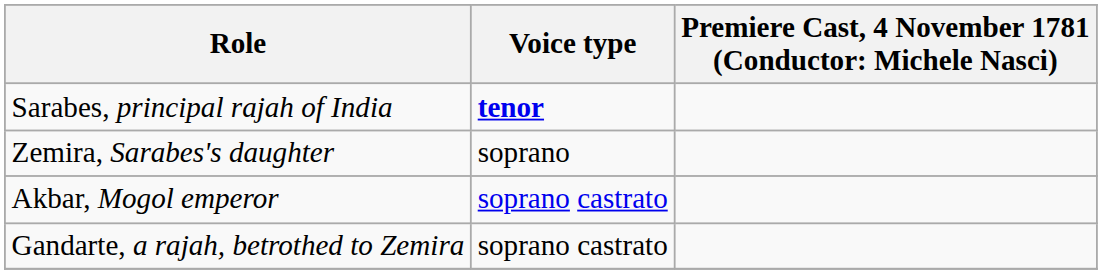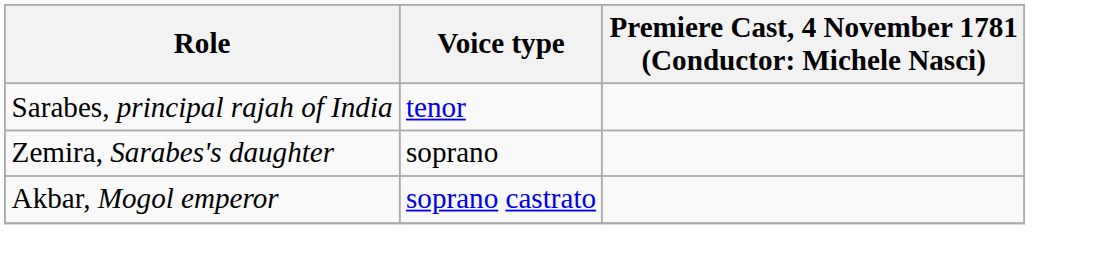(511, 106) bold -> (436, 106) normal
- row: (238, 245)
